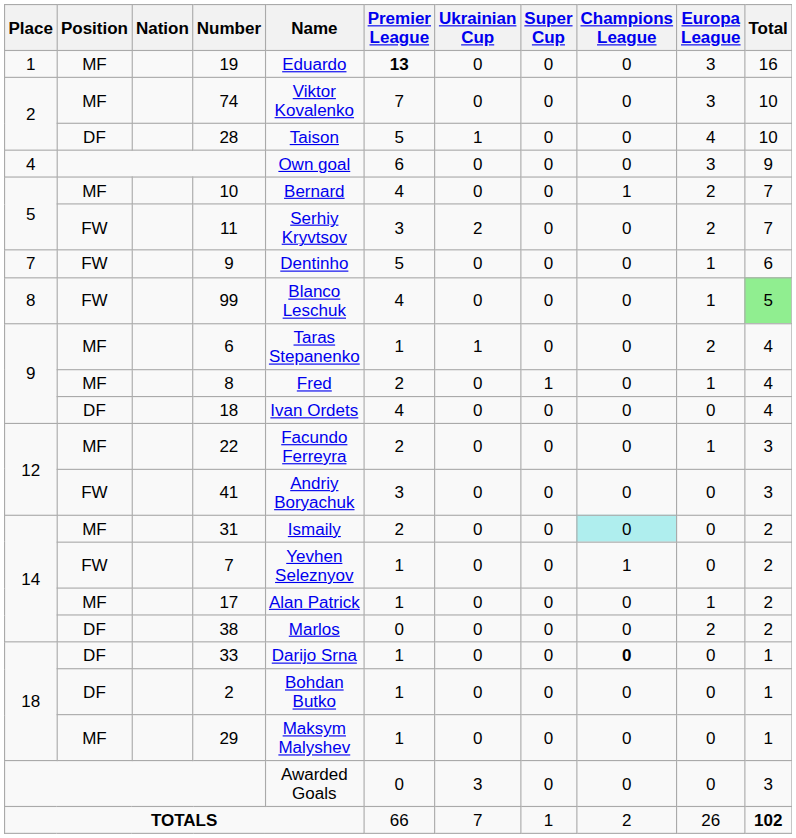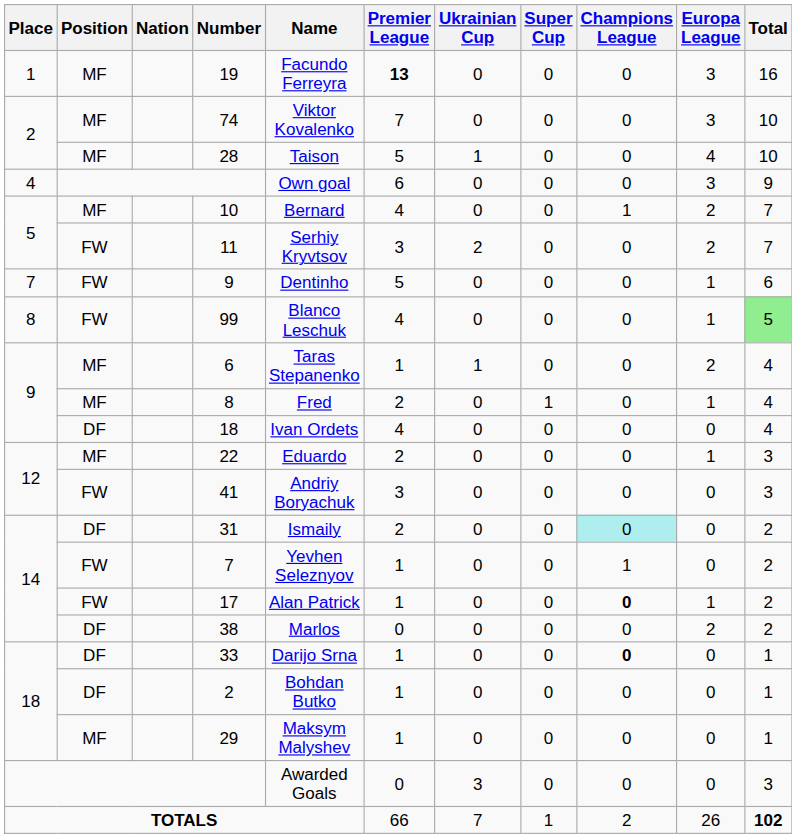(314, 64) Eduardo -> (314, 74) Facundo Ferreyra
(94, 137) DF -> (94, 156) MF
(314, 446) Facundo Ferreyra -> (314, 456) Eduardo
(94, 529) MF -> (94, 529) DF
(94, 602) MF -> (94, 602) FW
(627, 602) normal -> (627, 602) bold
